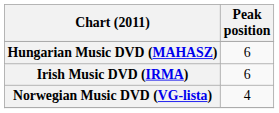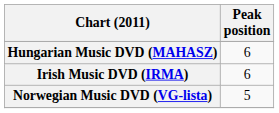(247, 96) 4 -> (247, 96) 5
